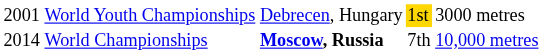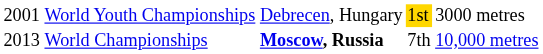(22, 40) 2014 -> (22, 40) 2013
